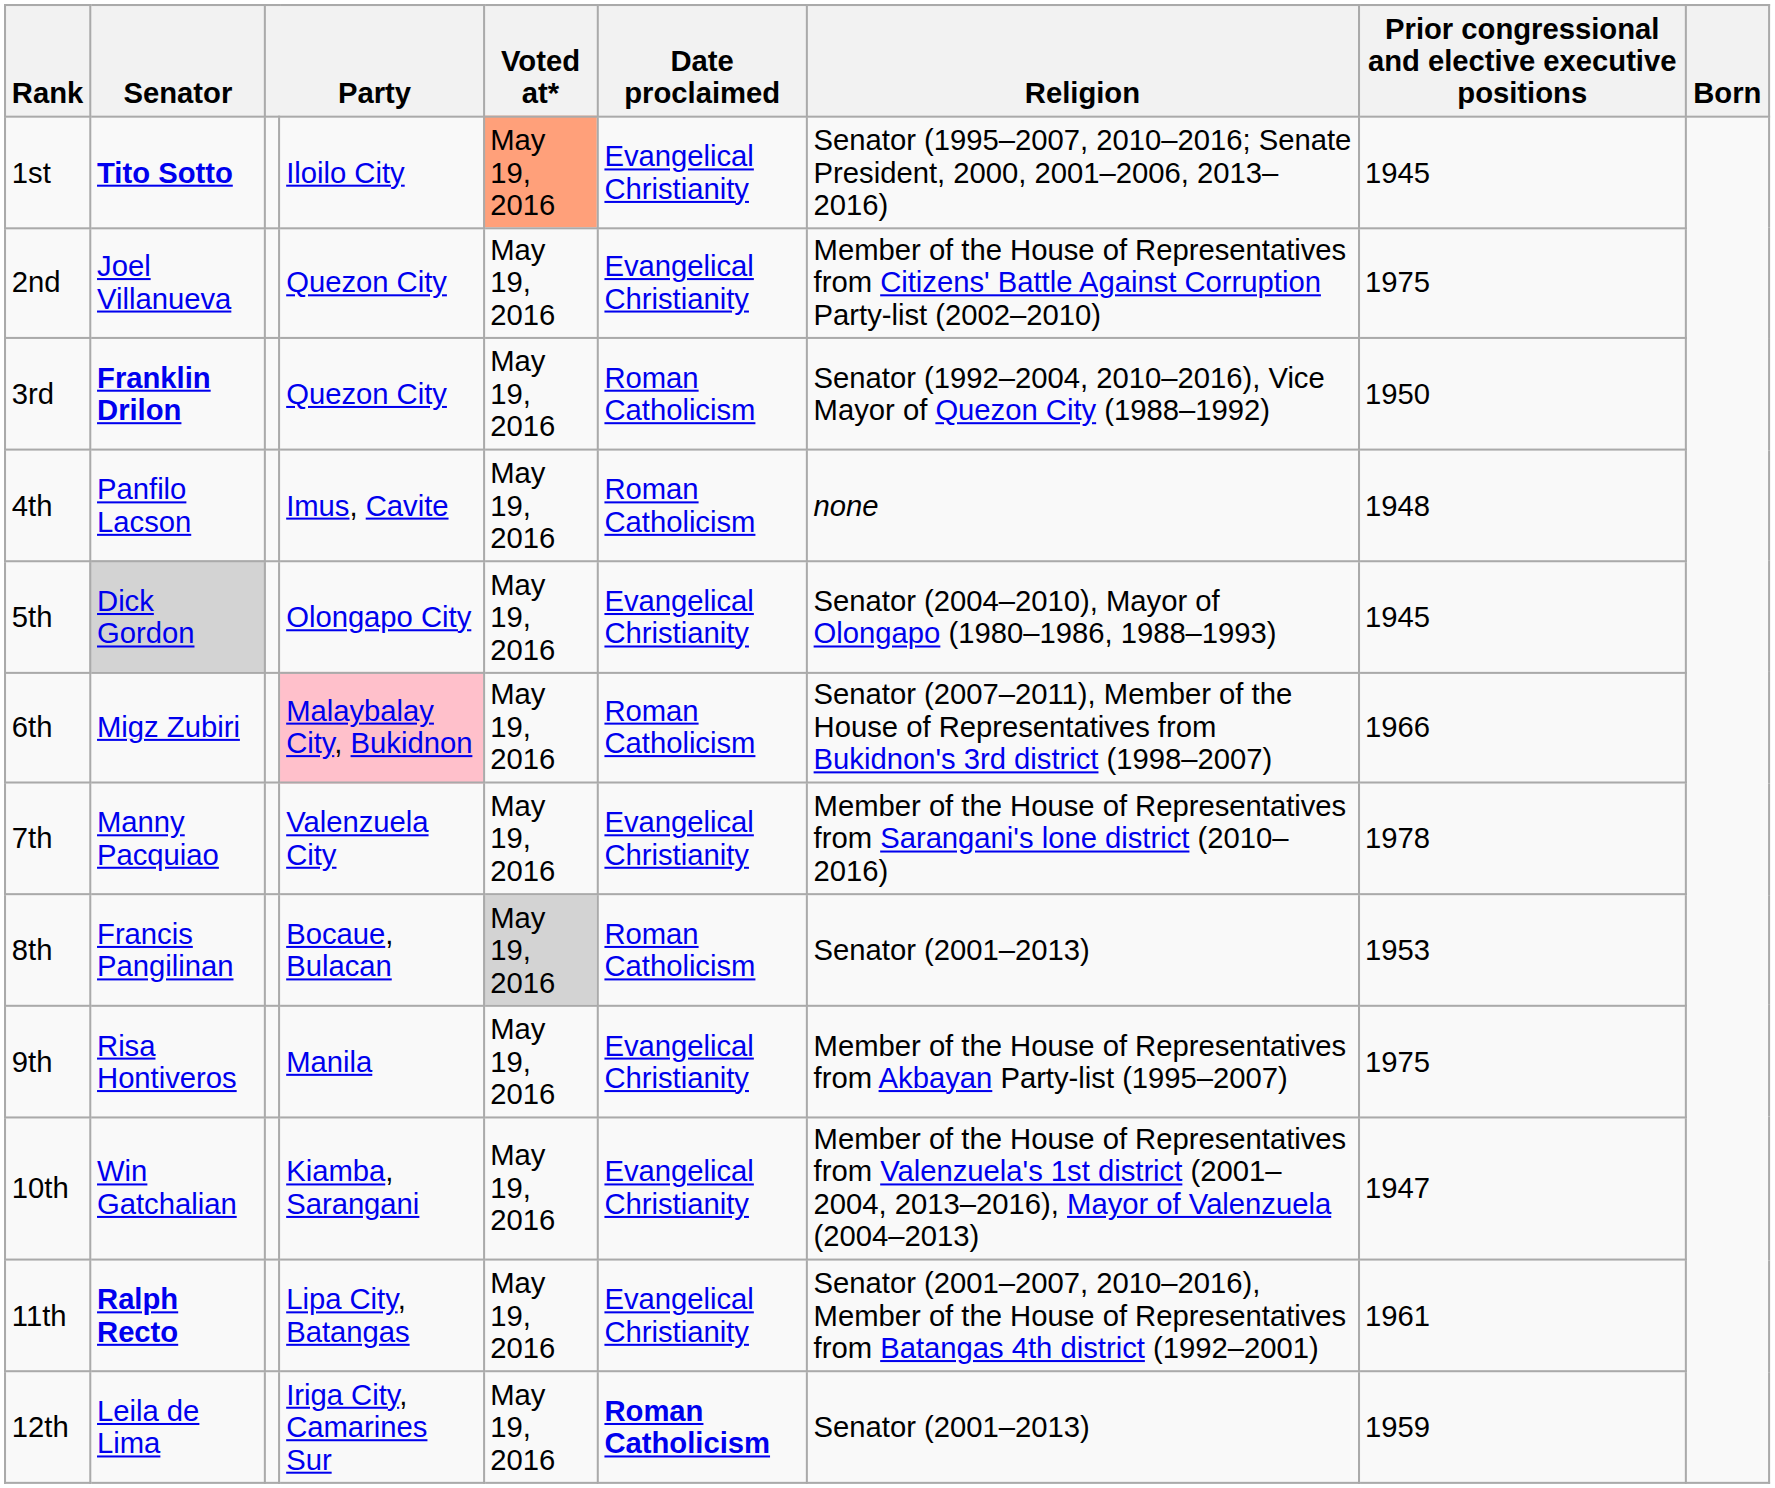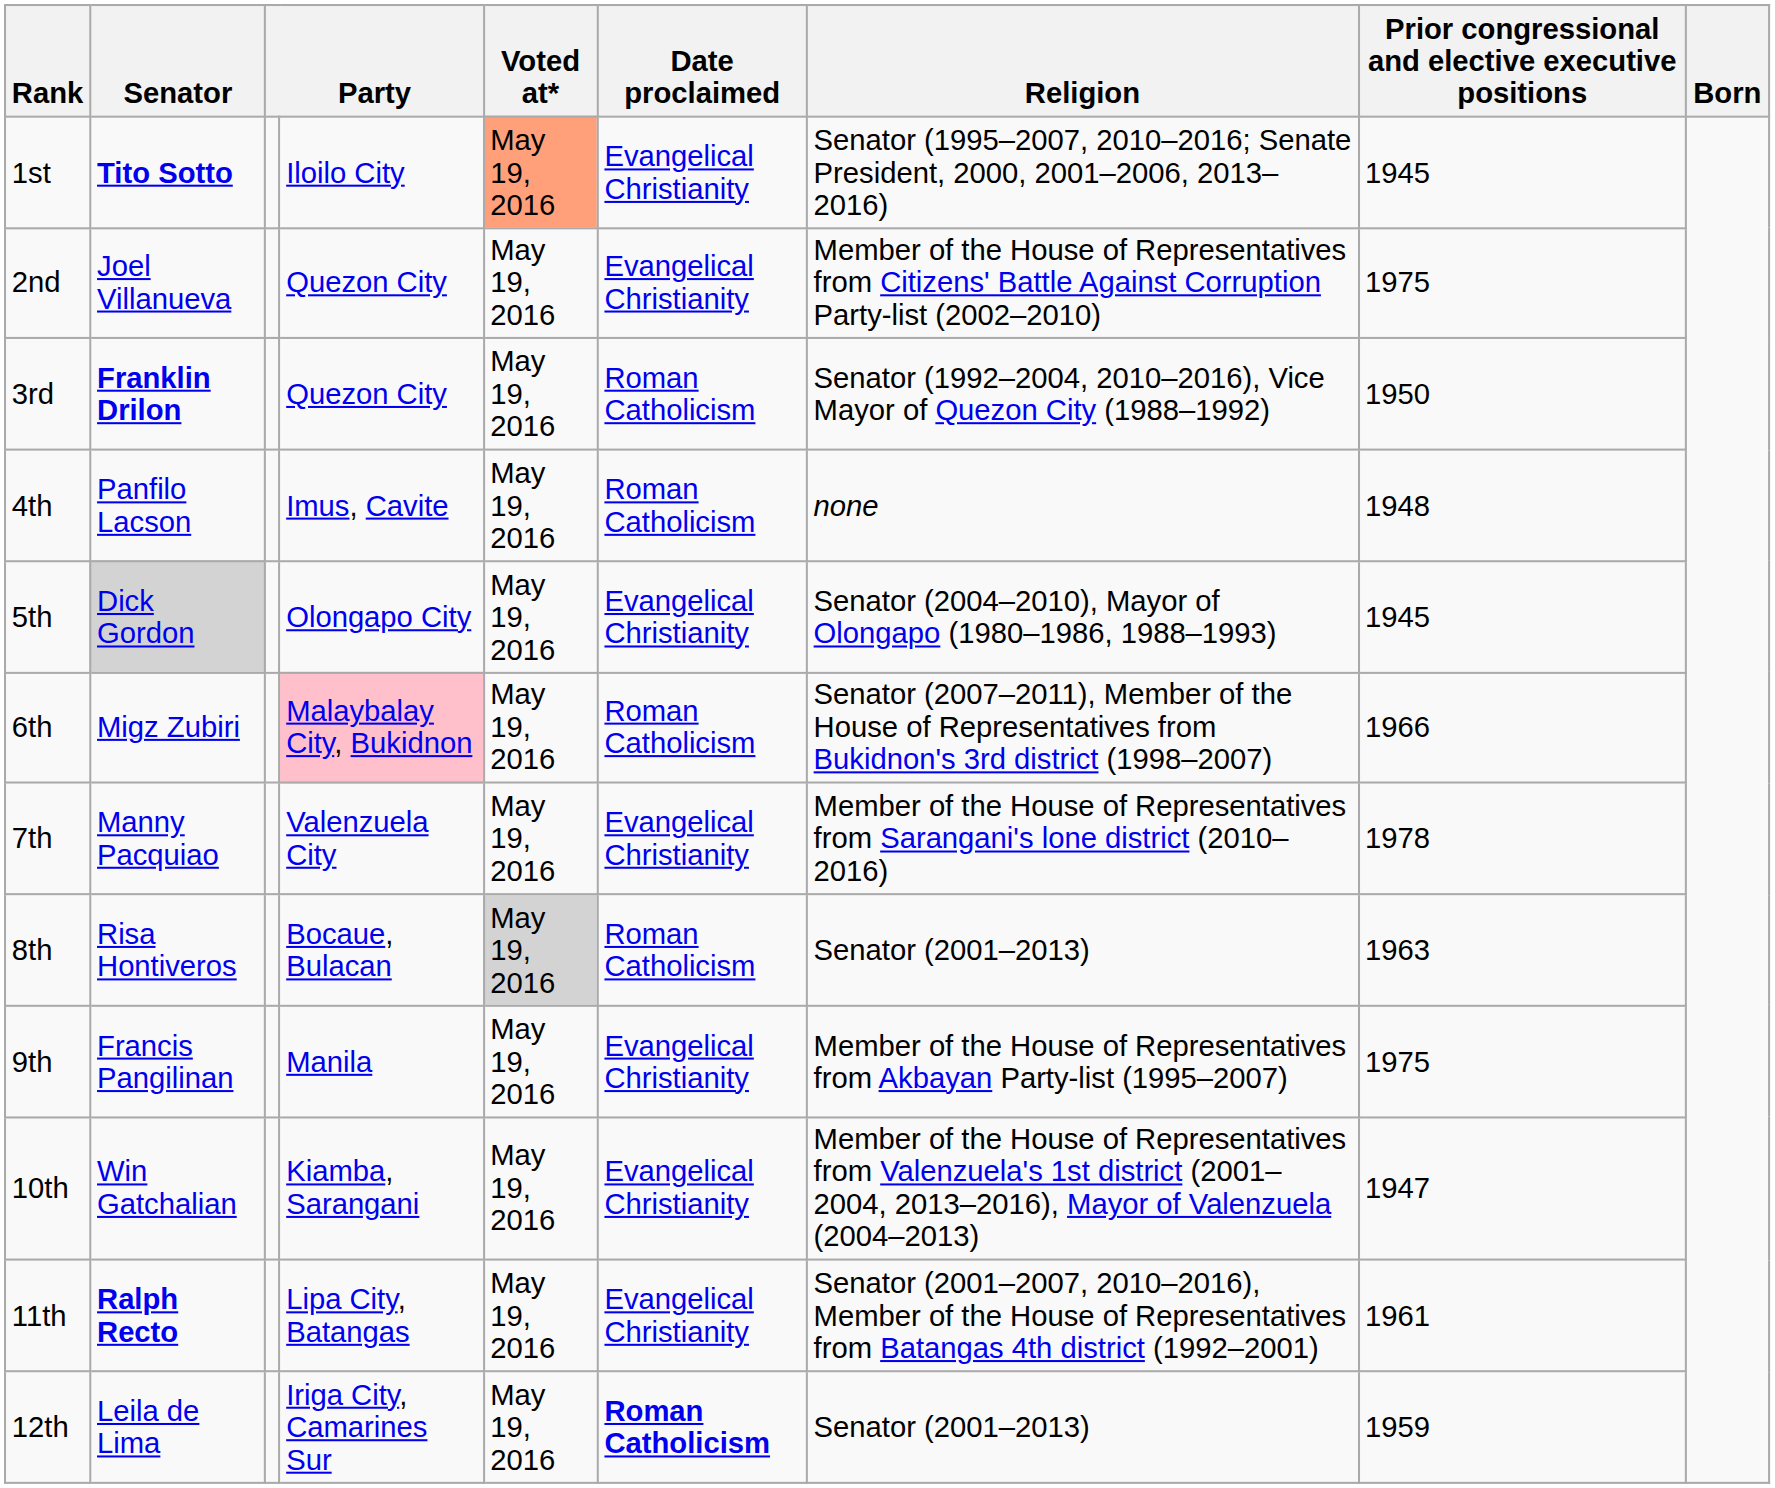(165, 950) Francis Pangilinan -> (167, 950) Risa Hontiveros
(1397, 950) 1953 -> (1397, 950) 1963
(167, 1061) Risa Hontiveros -> (165, 1061) Francis Pangilinan
